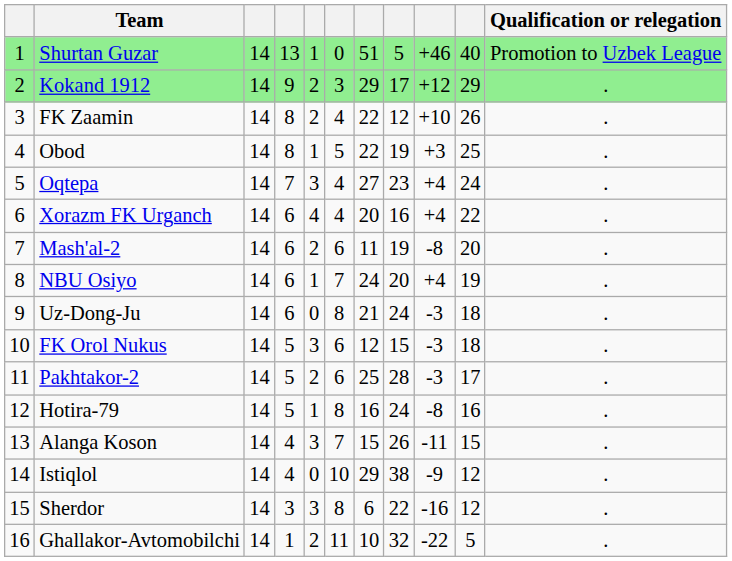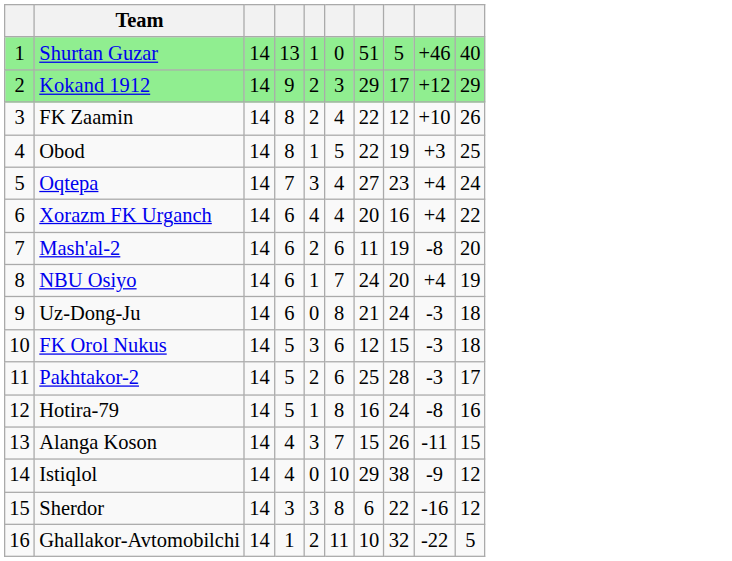- column: (606, 20)
